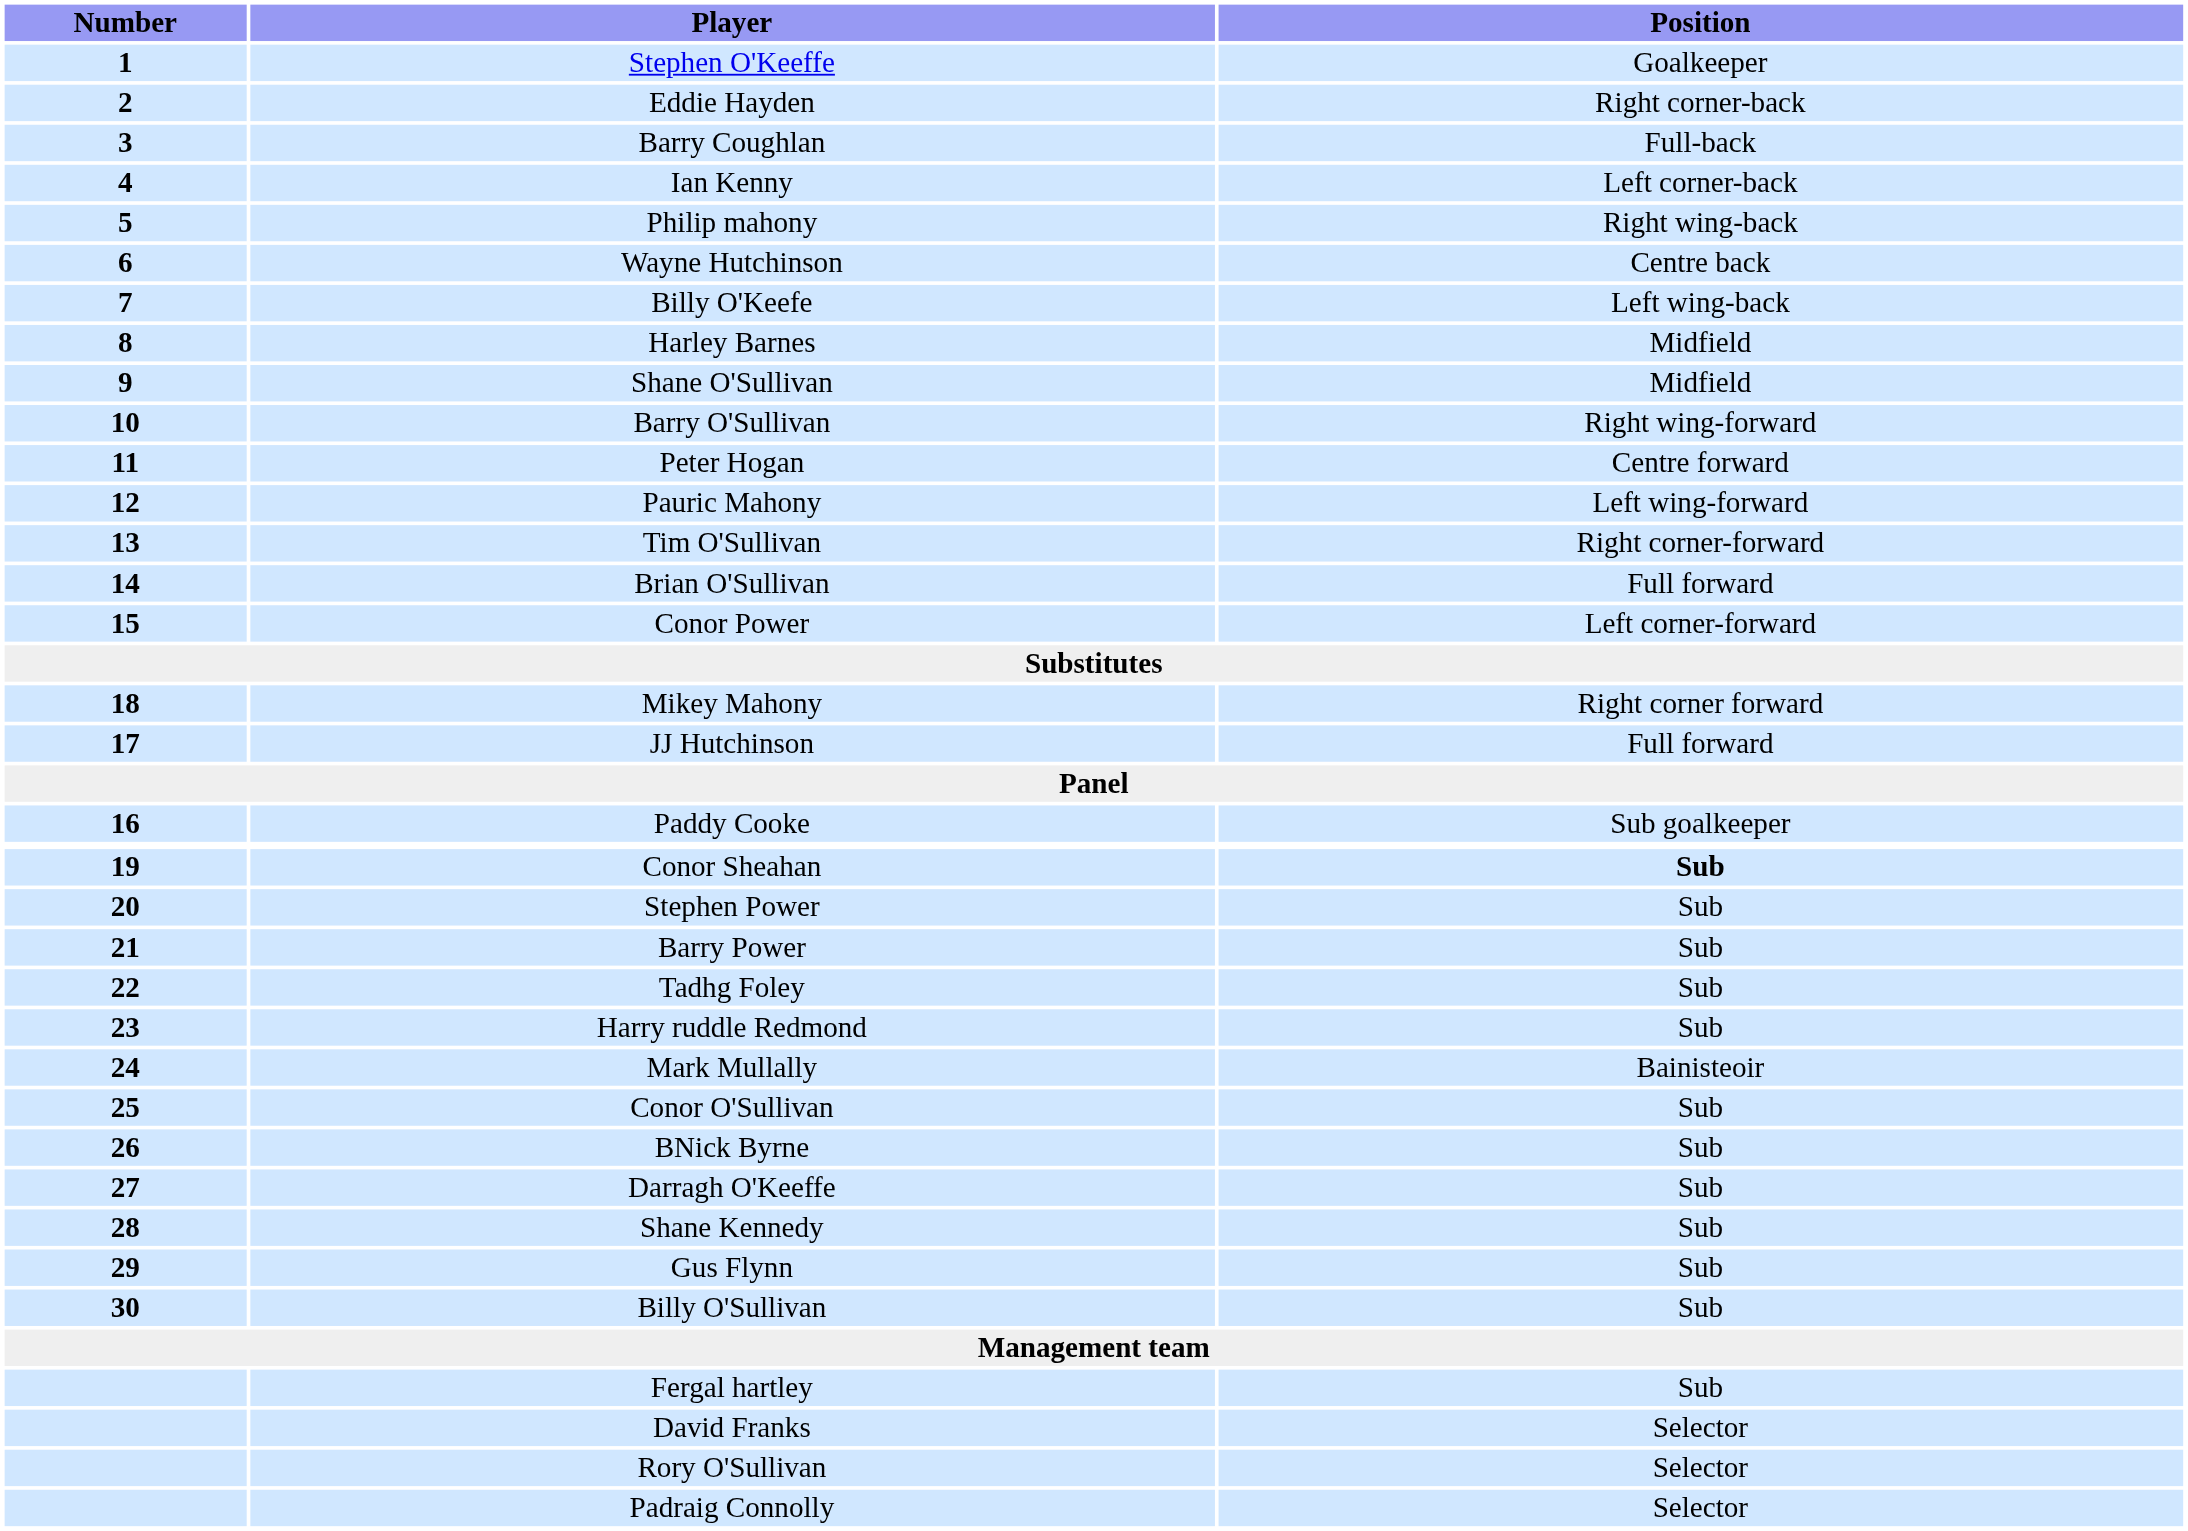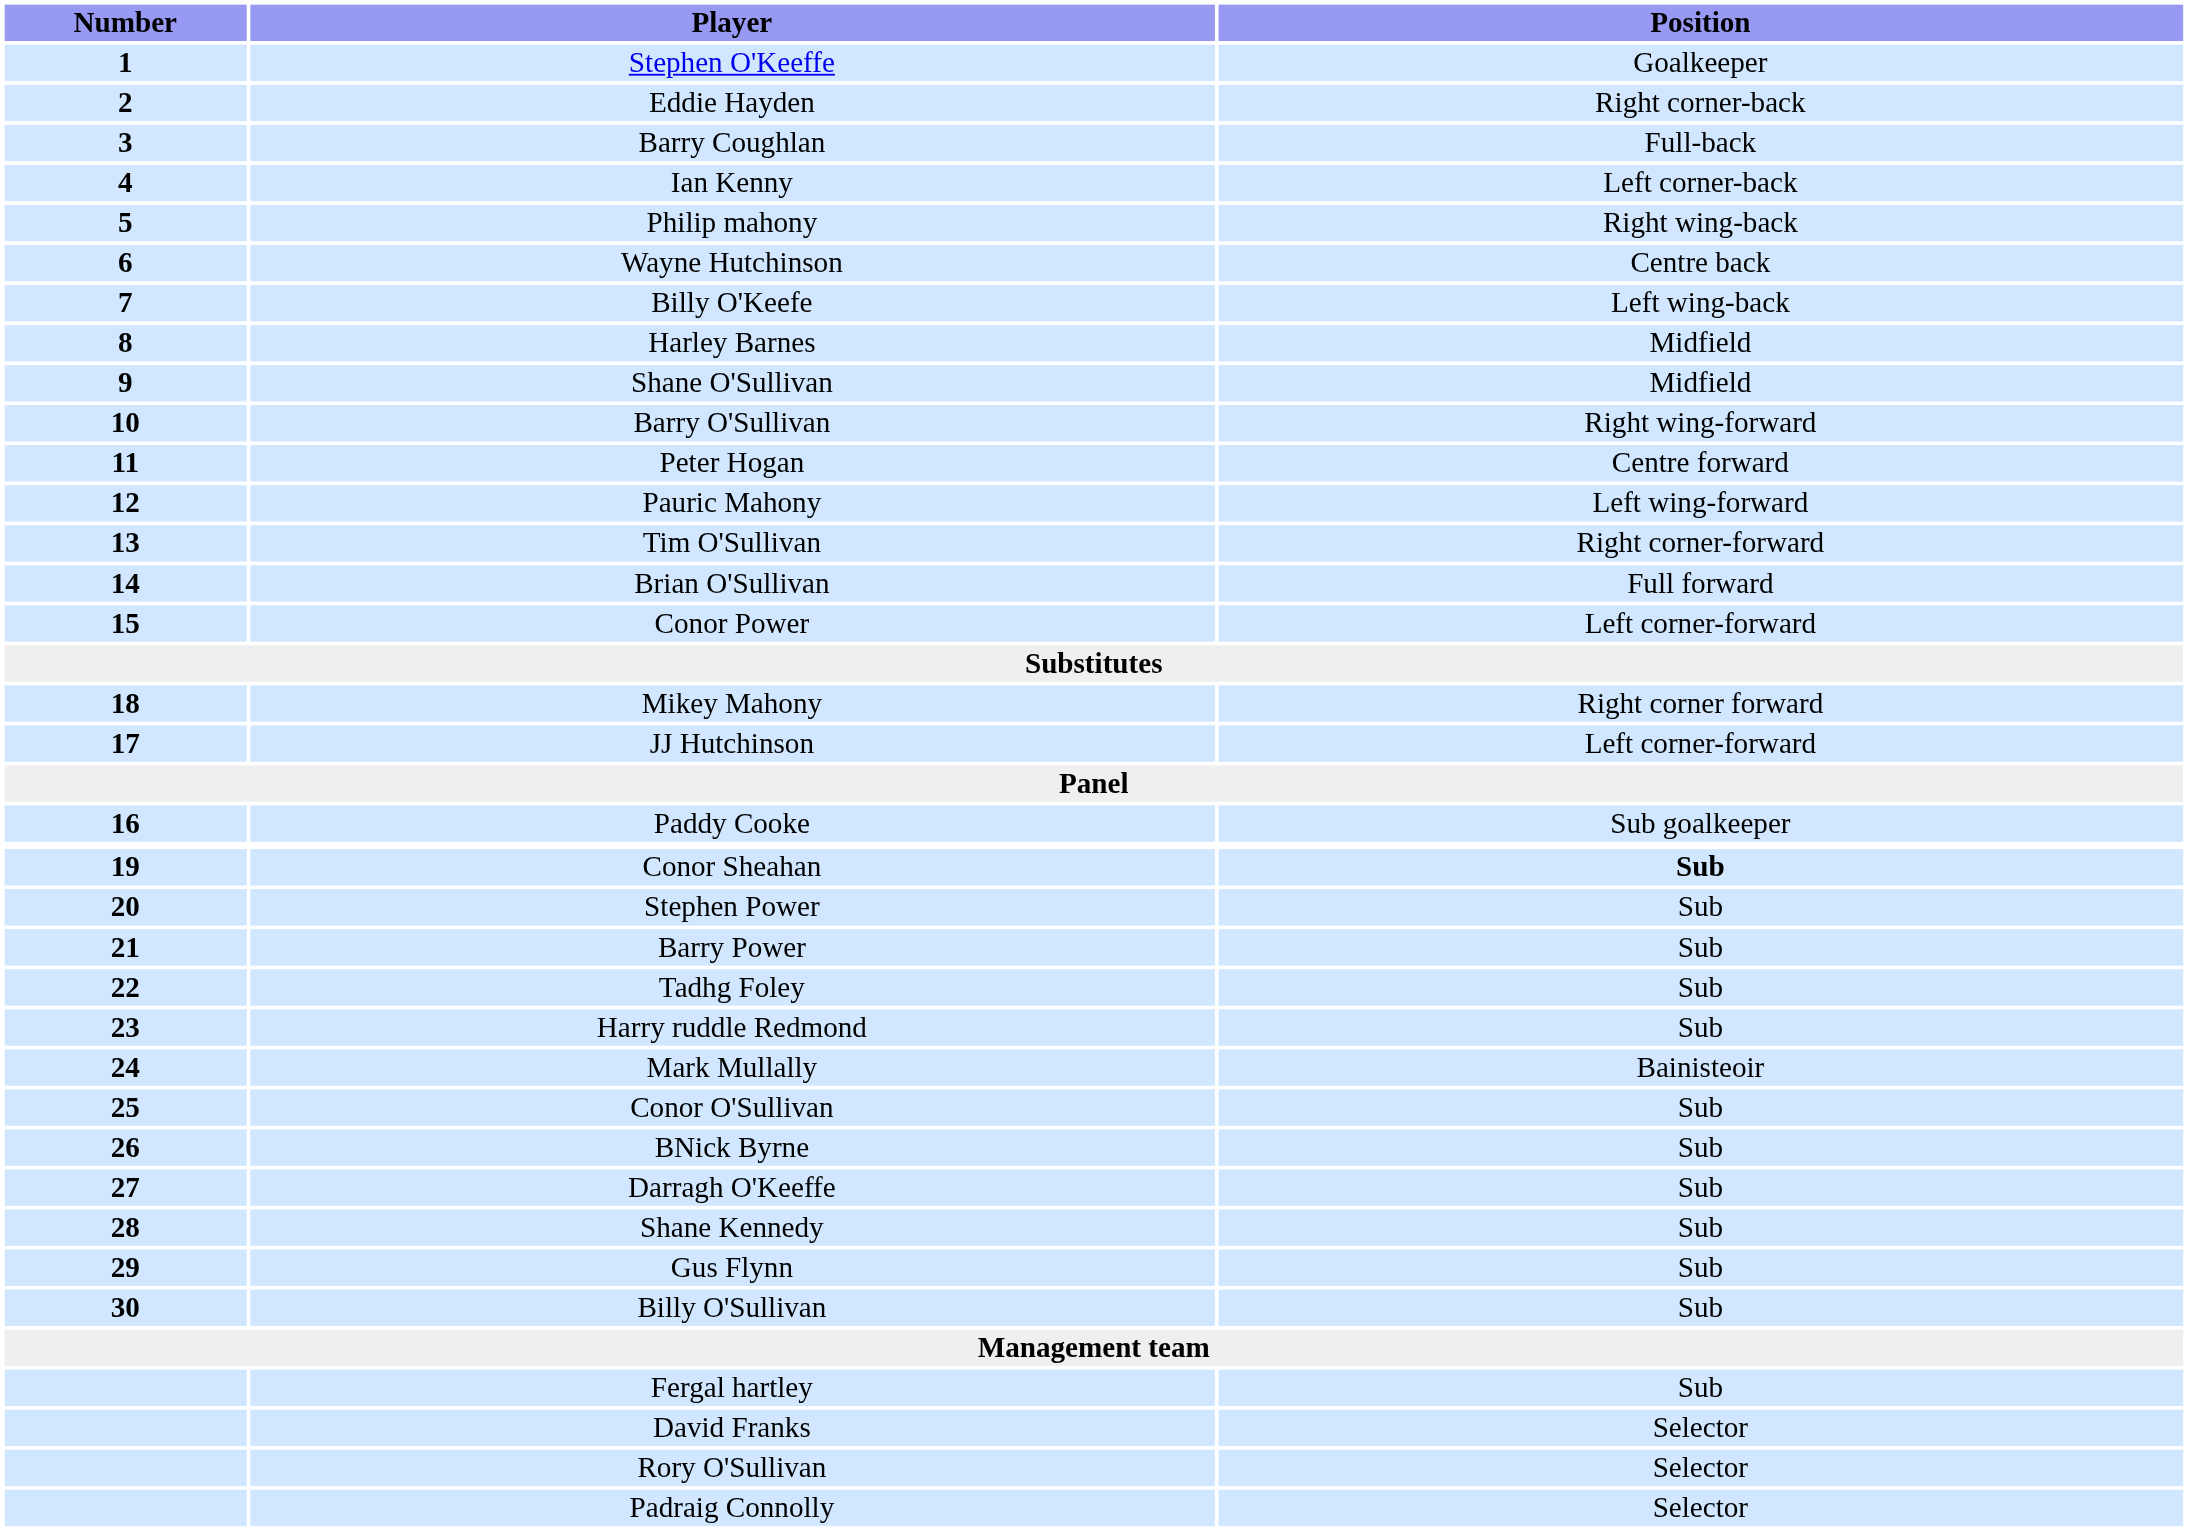(1700, 743) Full forward -> (1700, 743) Left corner-forward
